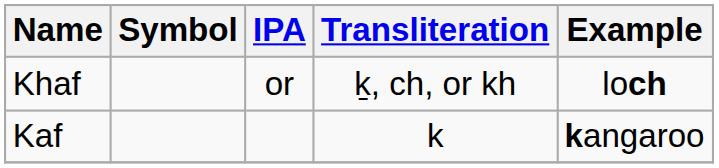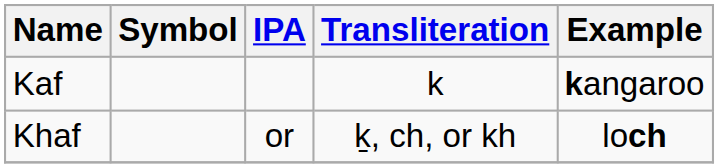rows swapped: (38, 135) <-> (47, 83)
